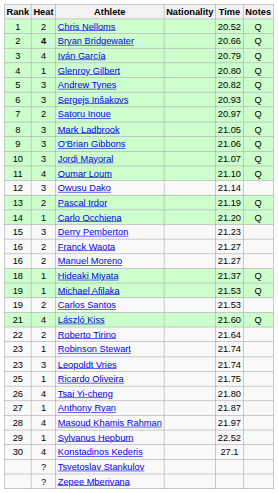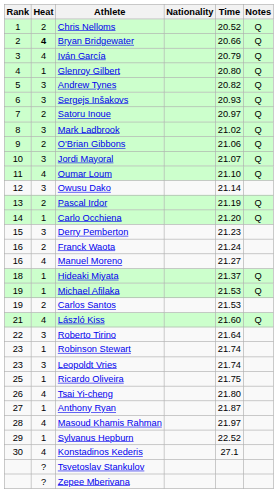(229, 129) 21.05 -> (229, 129) 21.02
(43, 144) 3 -> (43, 144) 2
(229, 247) 21.27 -> (229, 247) 21.24
(43, 261) 2 -> (43, 261) 4
(43, 335) 2 -> (43, 335) 3
